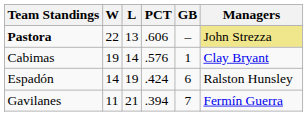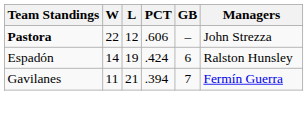(132, 36) 13 -> (132, 36) 12
(238, 36) khaki background -> (238, 36) no background
- row: (31, 57)
